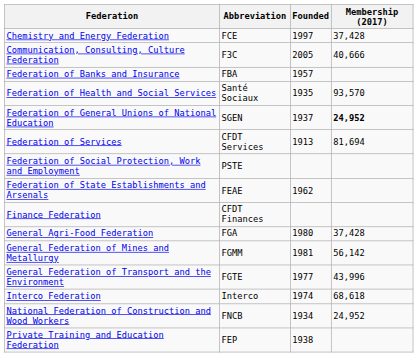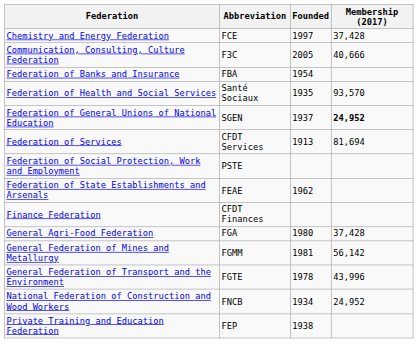(303, 74) 1957 -> (303, 74) 1954
(303, 277) 1977 -> (303, 277) 1978
- row: (54, 296)
